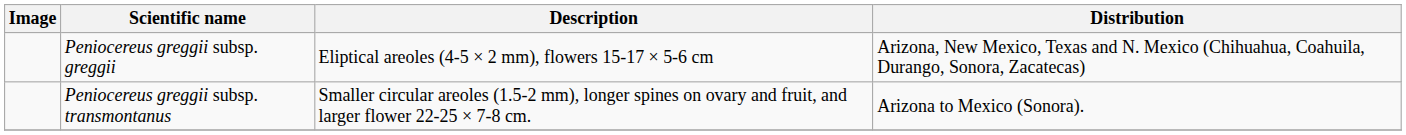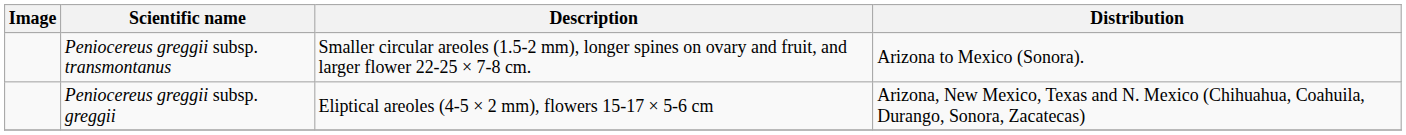rows swapped: (161, 57) <-> (161, 105)
